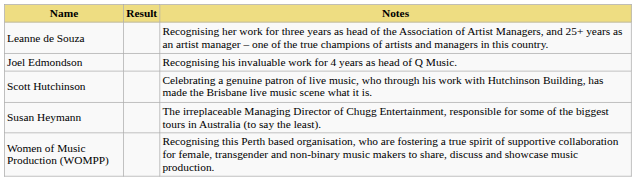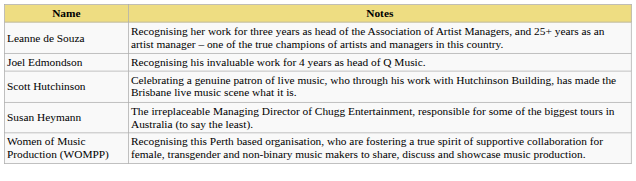- column: (142, 13)
